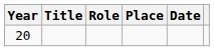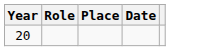- column: (63, 15)
